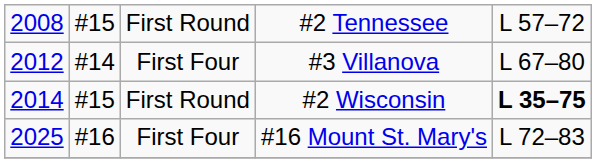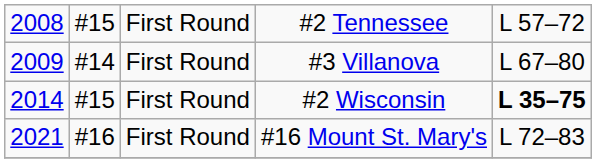(37, 61) 2012 -> (37, 61) 2009
(188, 61) First Four -> (188, 61) First Round
(37, 137) 2025 -> (37, 137) 2021
(188, 137) First Four -> (188, 137) First Round
